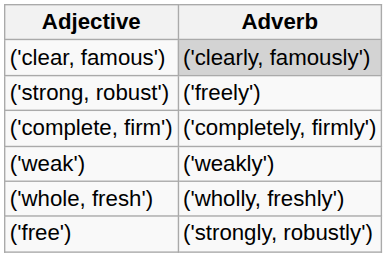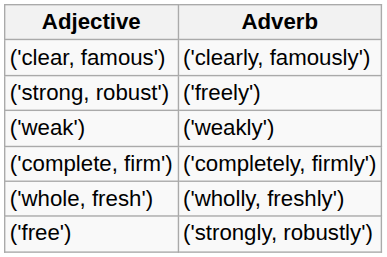(277, 57) lightgrey background -> (277, 57) no background
rows swapped: (47, 163) <-> (91, 127)
